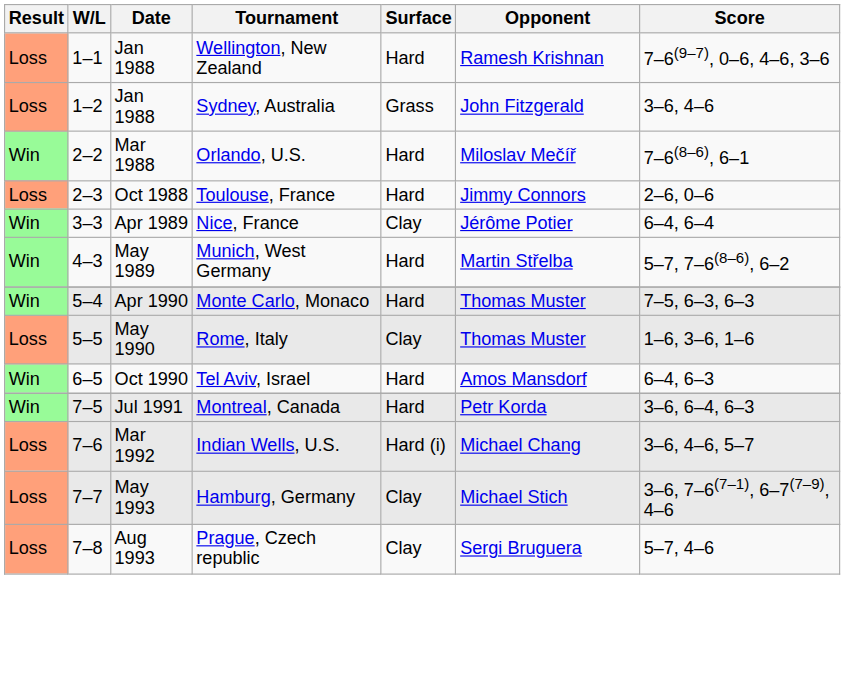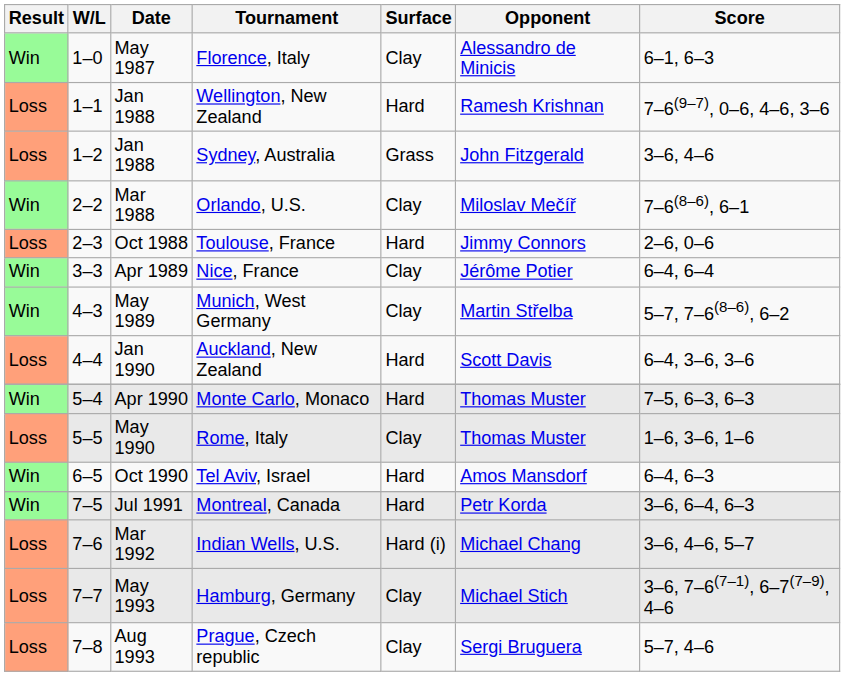+ row: (253, 57)
(405, 155) Hard -> (404, 204) Clay
(405, 262) Hard -> (404, 311) Clay
+ row: (257, 360)
